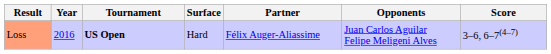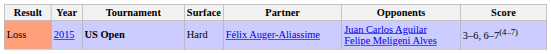(64, 35) 2016 -> (64, 35) 2015
